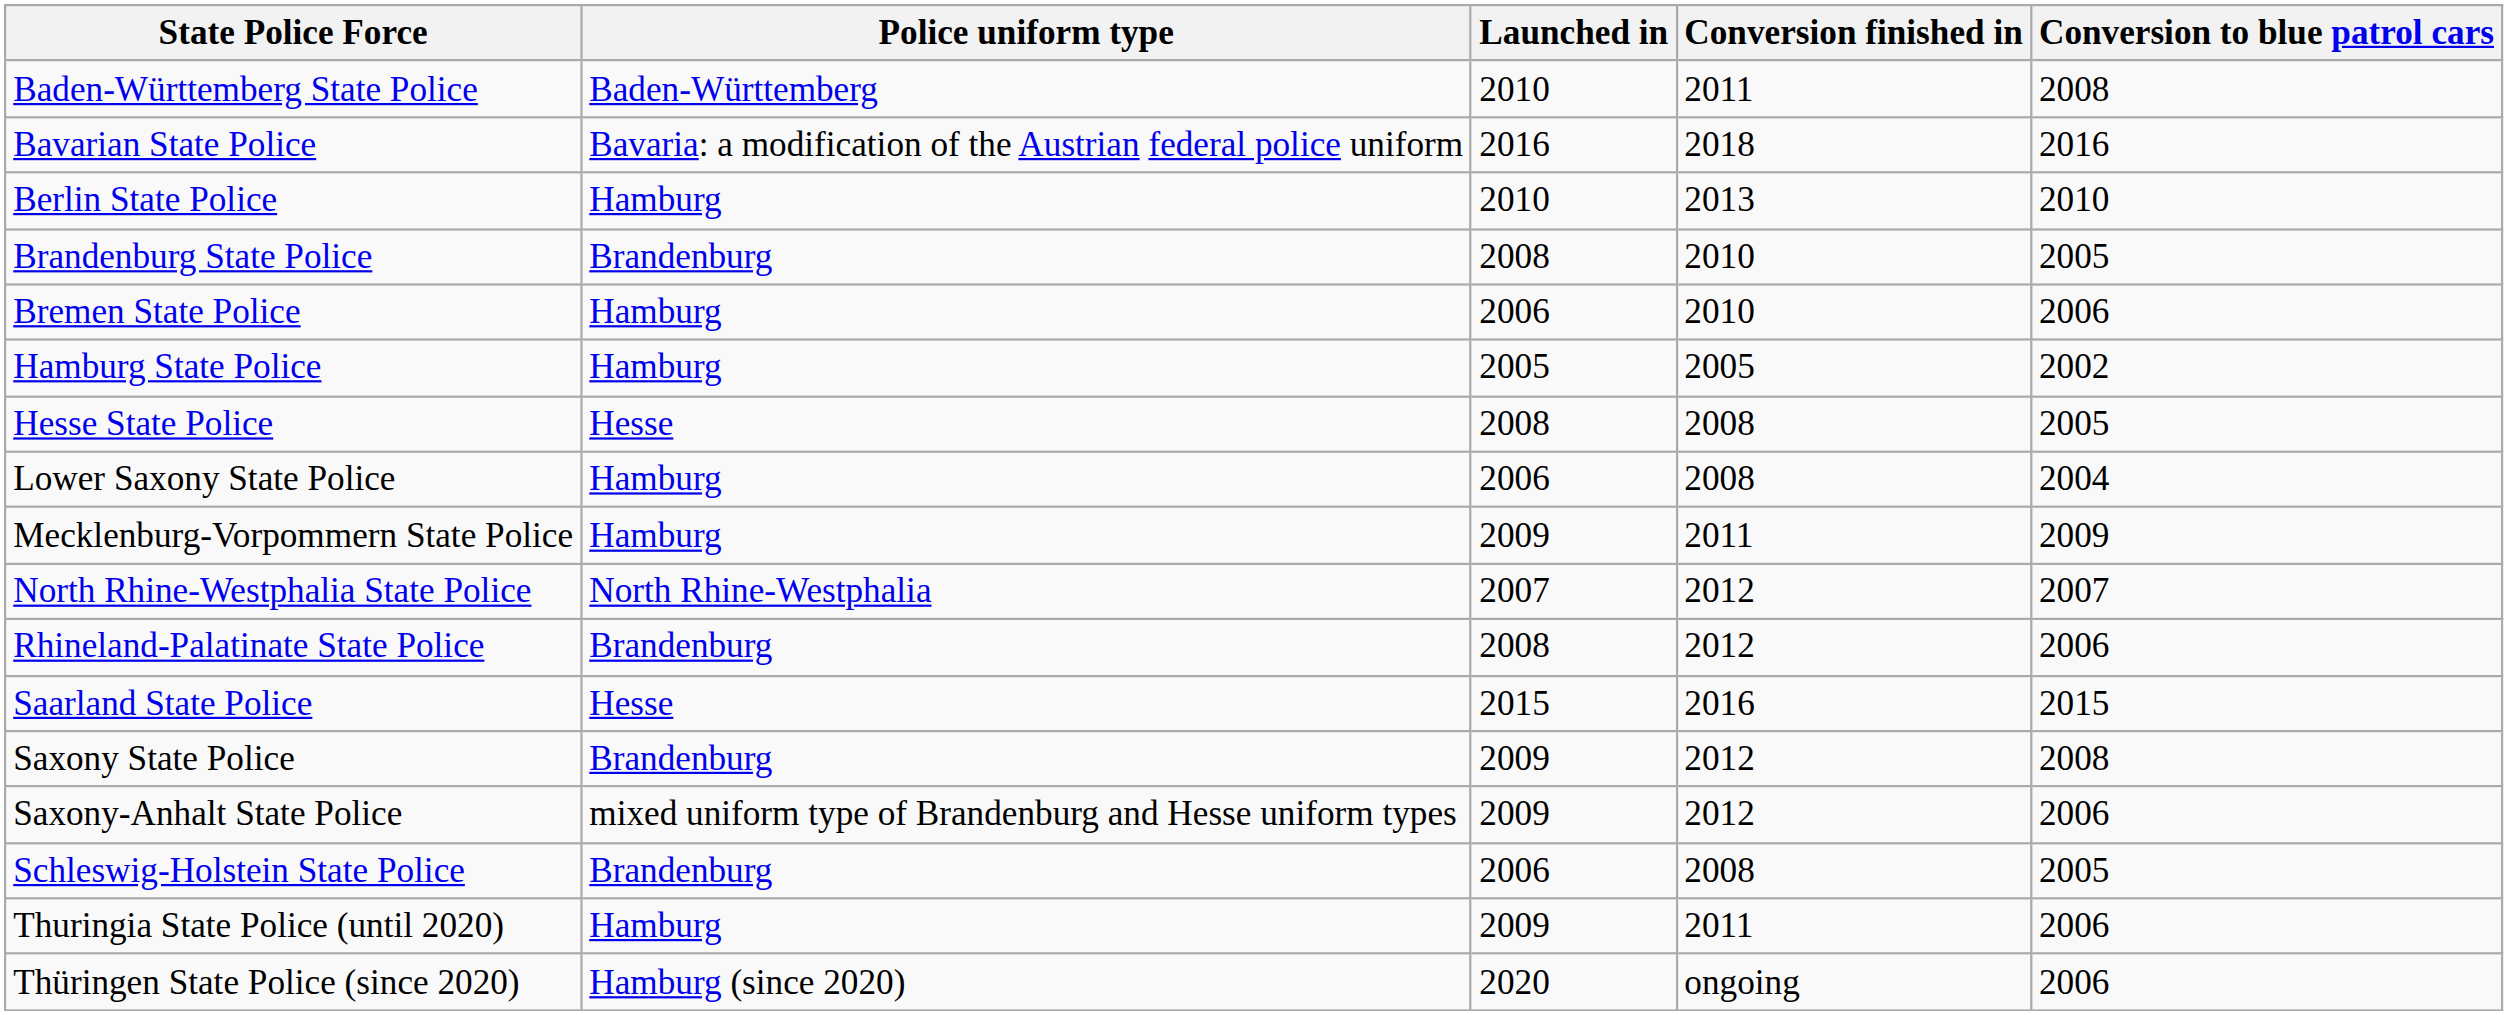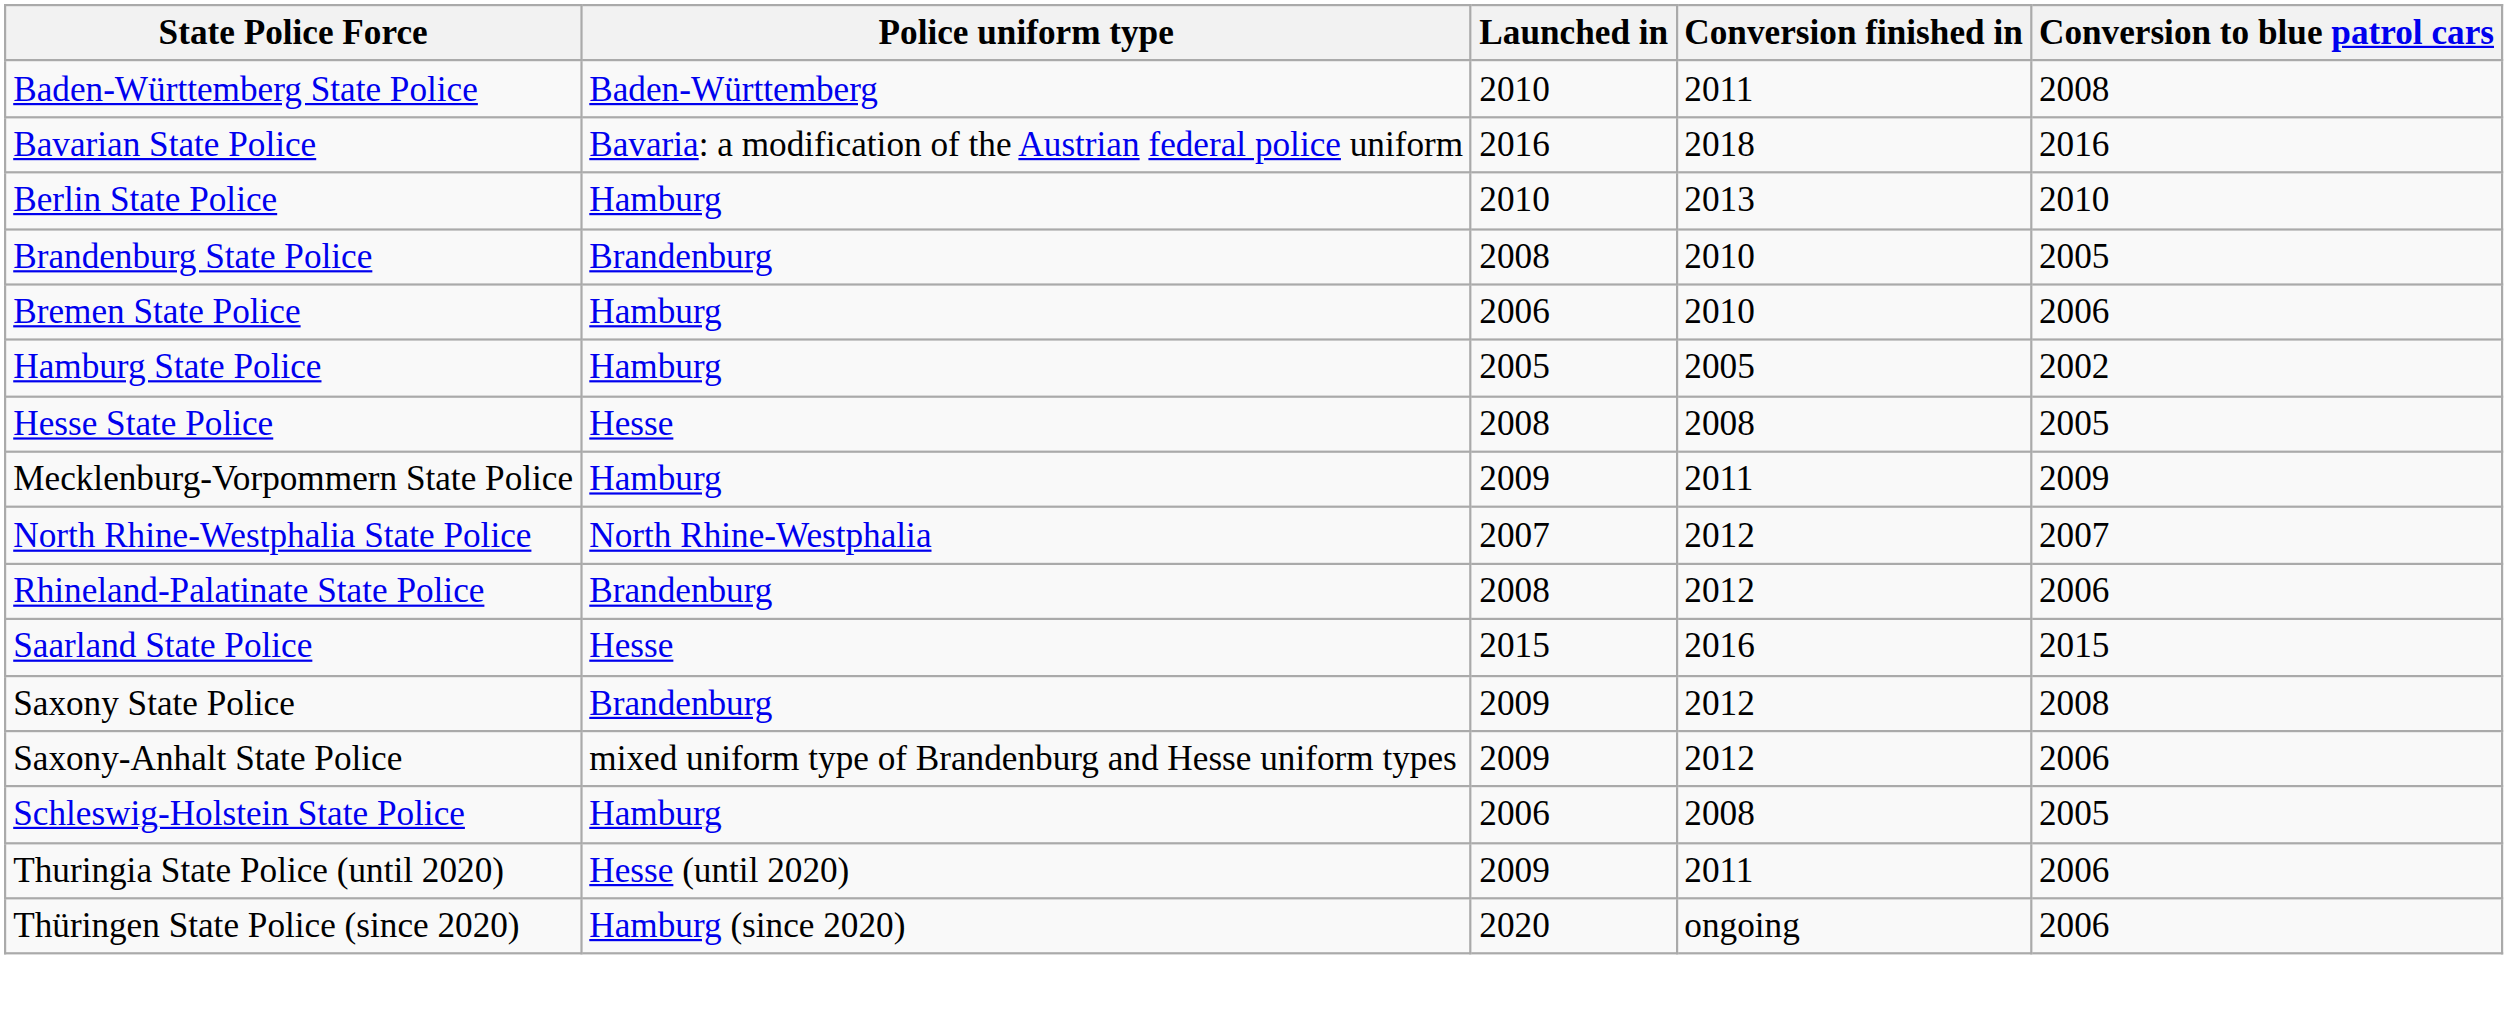- row: (204, 479)
(681, 869) Brandenburg -> (655, 813) Hamburg
(655, 925) Hamburg -> (719, 869) Hesse (until 2020)
